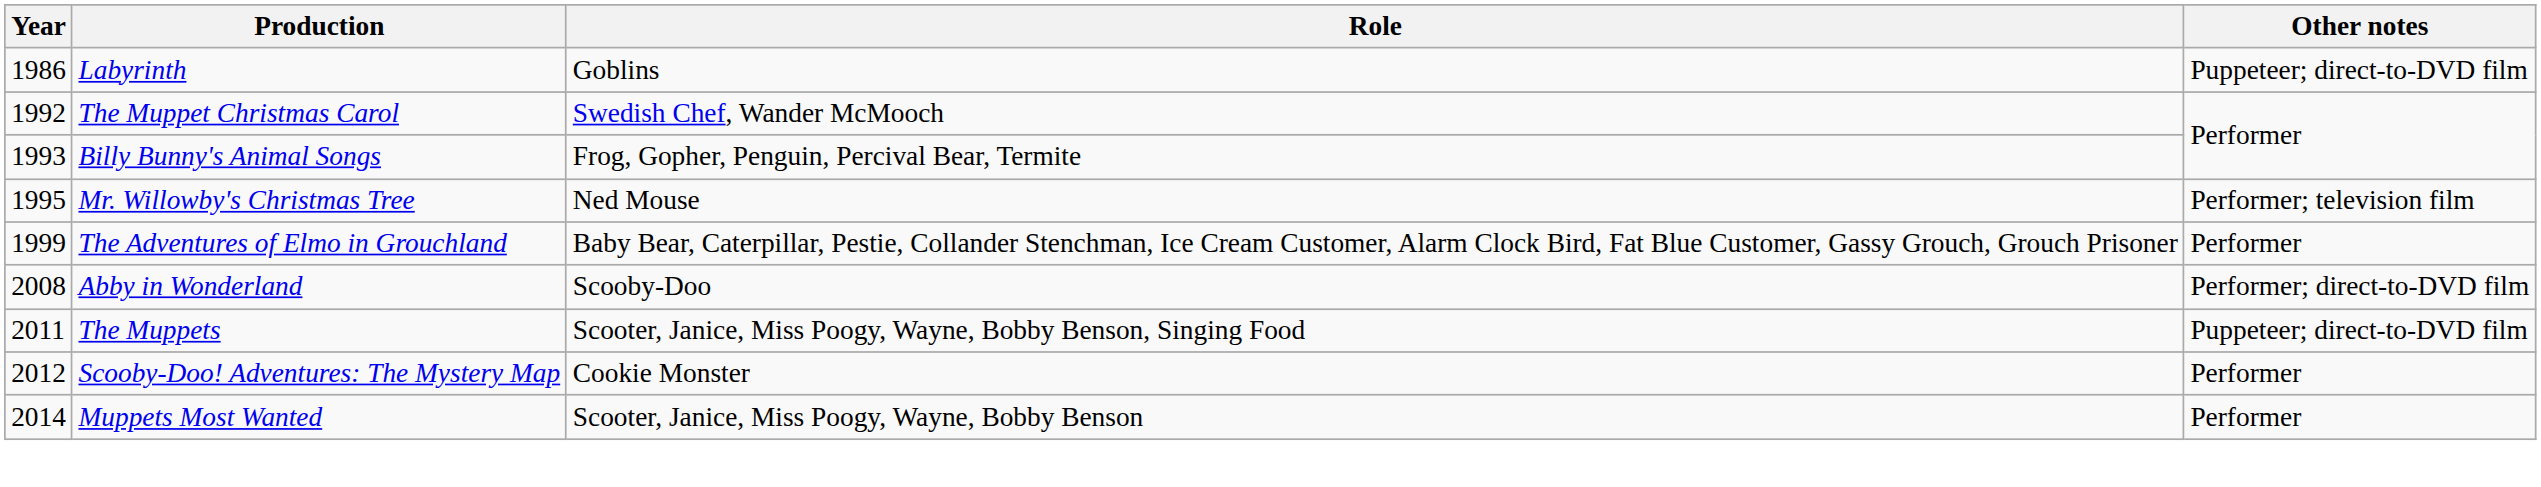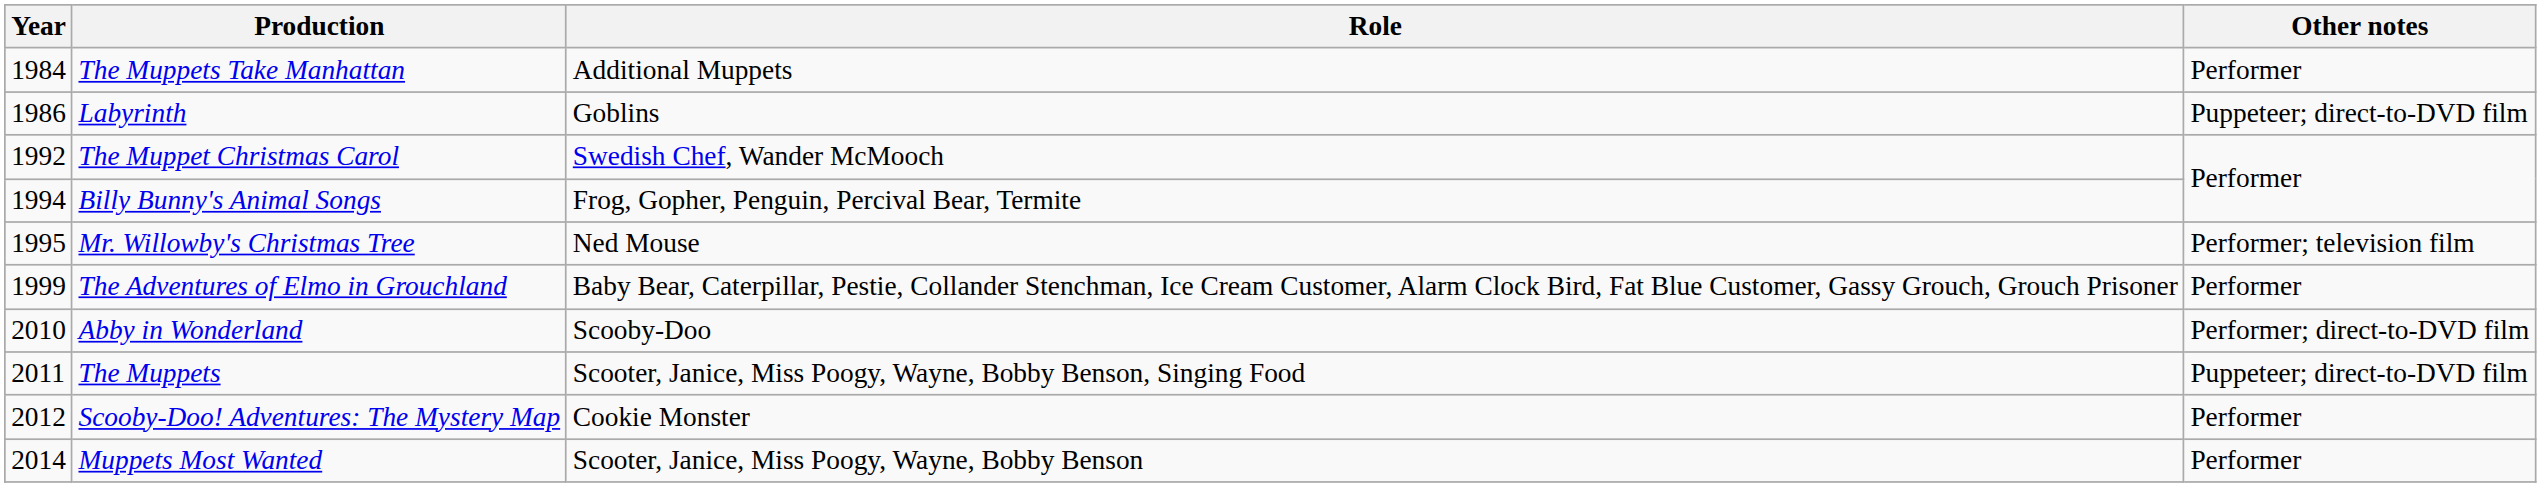+ row: (242, 69)
(39, 156) 1993 -> (39, 199) 1994
(39, 286) 2008 -> (39, 329) 2010
